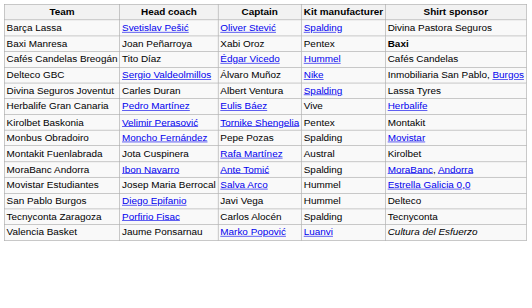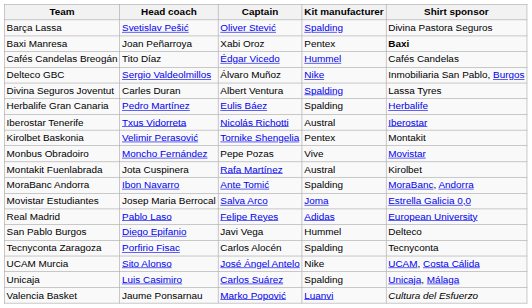(313, 106) Vive -> (324, 106) Spalding
+ row: (45, 122)
(323, 138) Spalding -> (314, 153) Vive
(322, 185) Hummel -> (316, 201) Joma
+ row: (33, 216)
+ row: (37, 264)
+ row: (23, 279)
